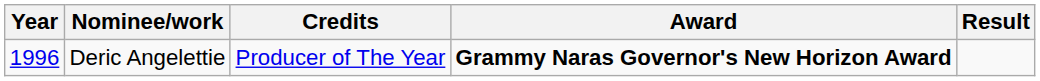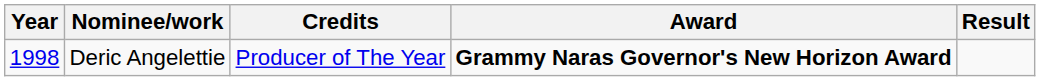(35, 57) 1996 -> (35, 57) 1998
